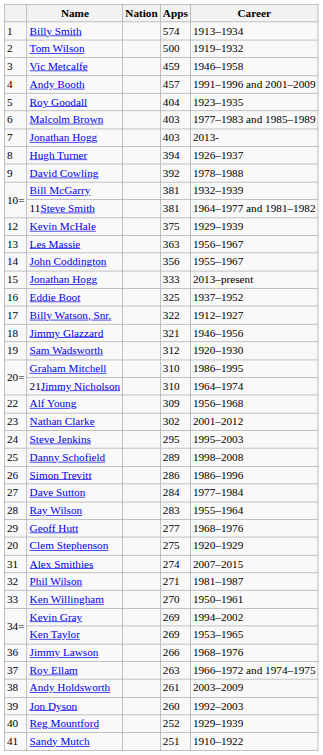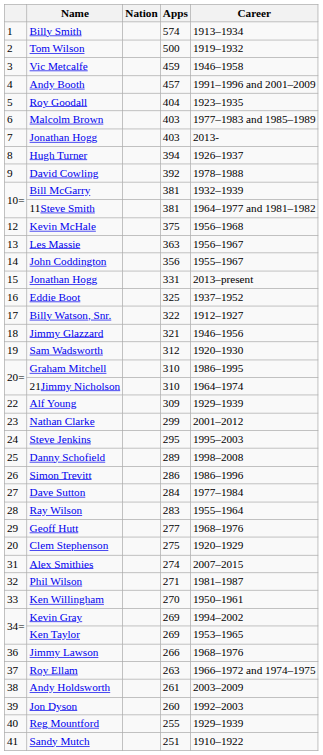(218, 226) 1929–1939 -> (218, 226) 1956–1968
(171, 279) 333 -> (171, 279) 331
(218, 404) 1956–1968 -> (218, 404) 1929–1939
(171, 421) 302 -> (171, 421) 299
(171, 723) 252 -> (171, 723) 255
